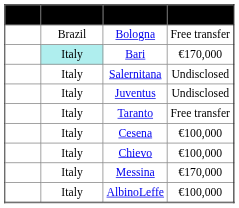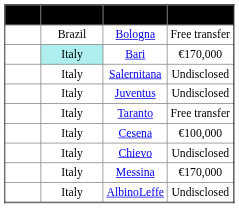(200, 153) €100,000 -> (200, 153) Undisclosed
(200, 192) €100,000 -> (200, 192) Undisclosed
